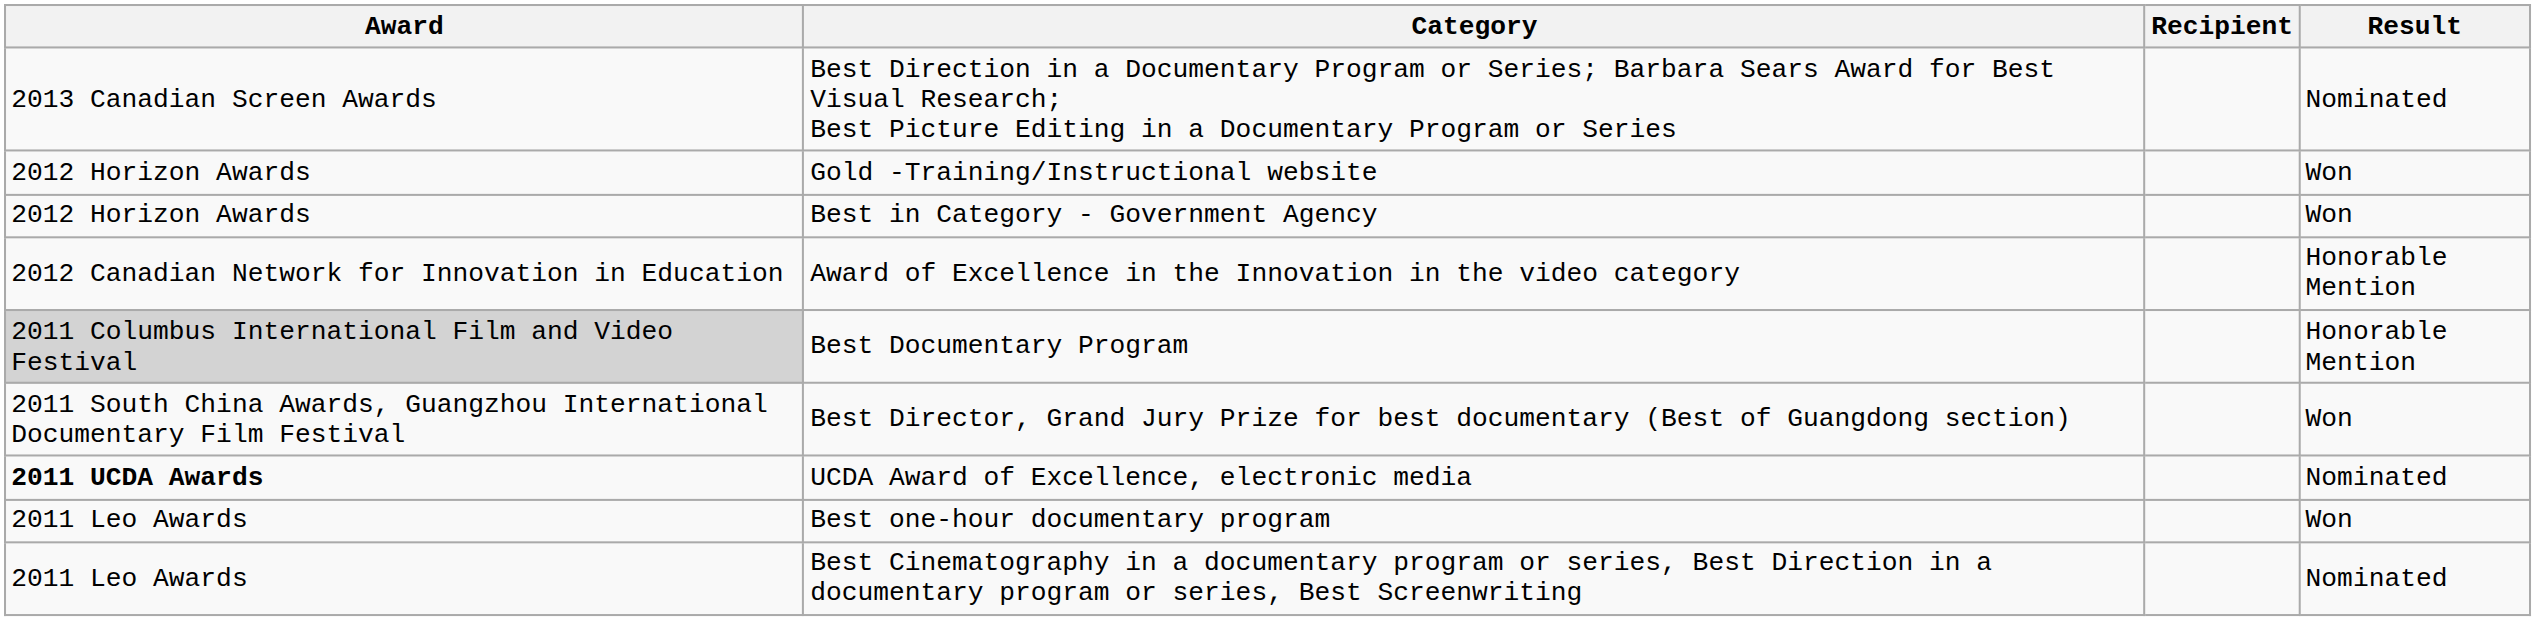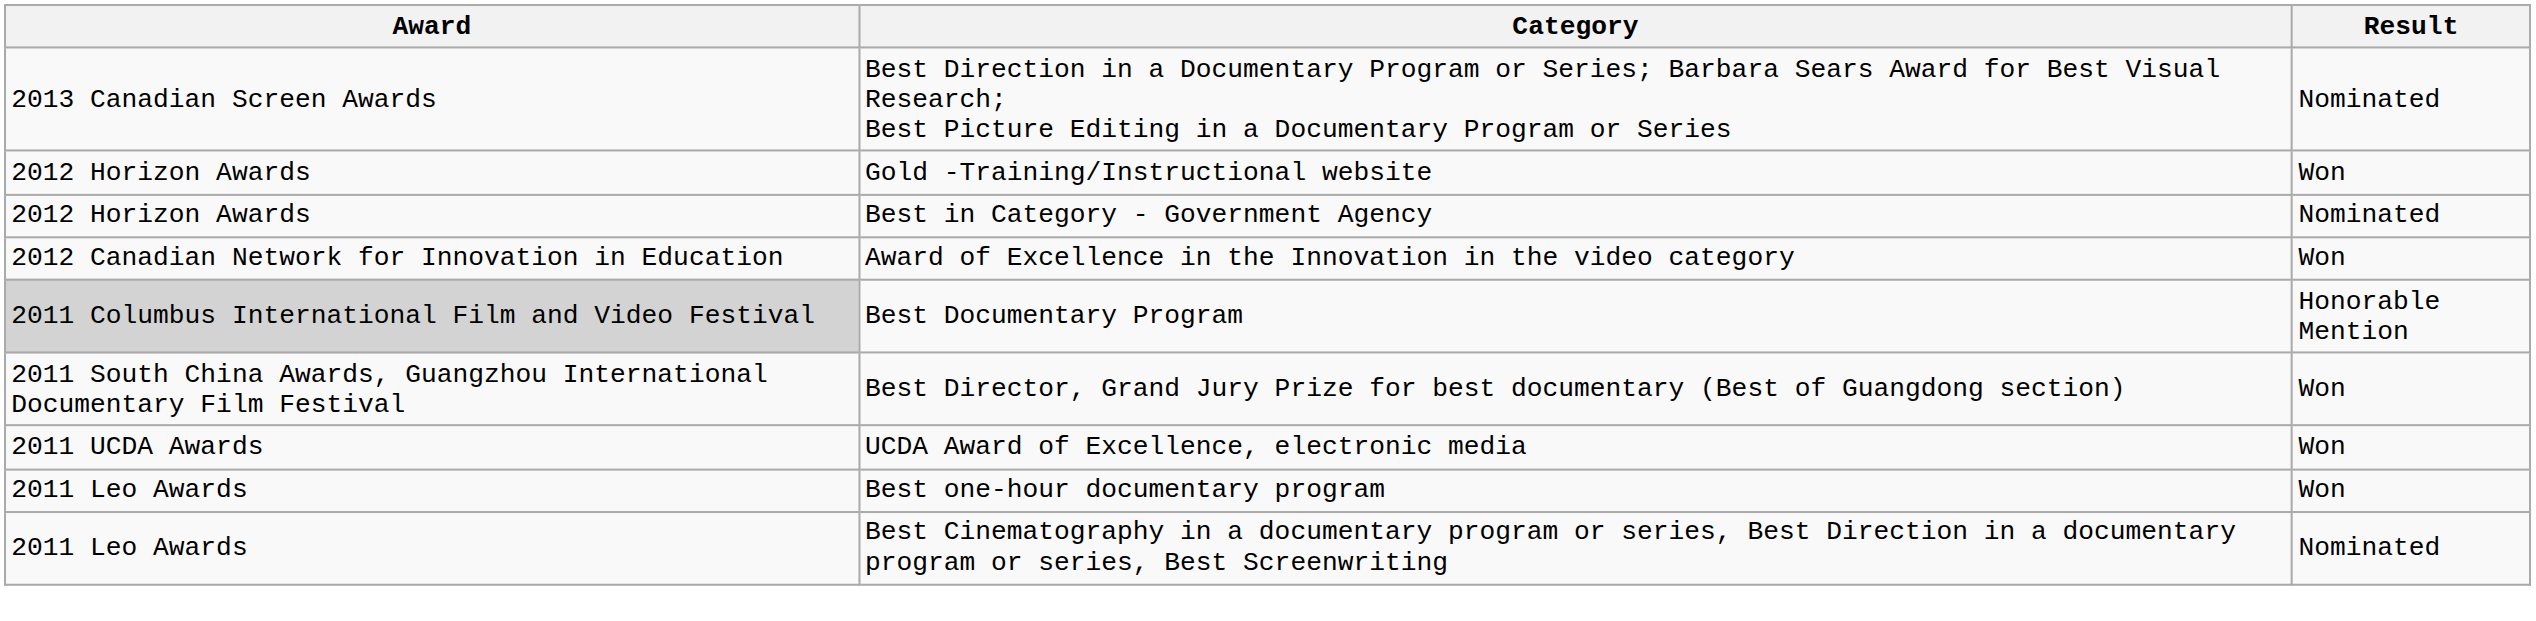- column: (2222, 26)
(2329, 215) Won -> (2369, 215) Nominated
(2377, 273) Honorable Mention -> (2322, 258) Won
(137, 478) bold -> (137, 447) normal
(2377, 478) Nominated -> (2322, 447) Won
